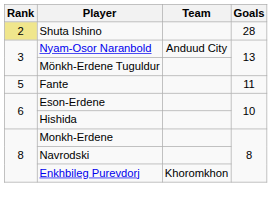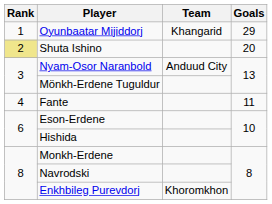+ row: (91, 31)
(249, 31) 28 -> (249, 48) 20
(21, 84) 5 -> (21, 102) 4
